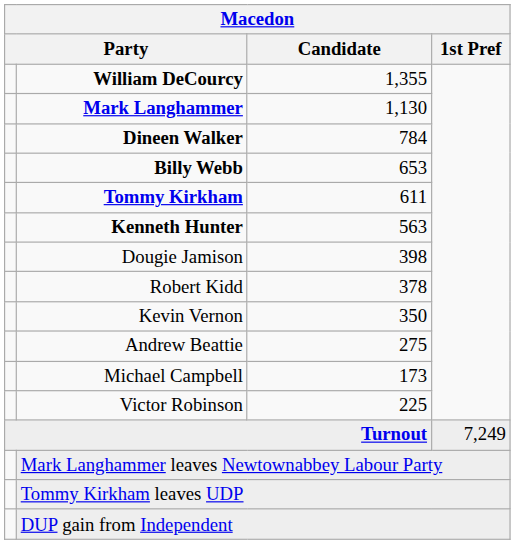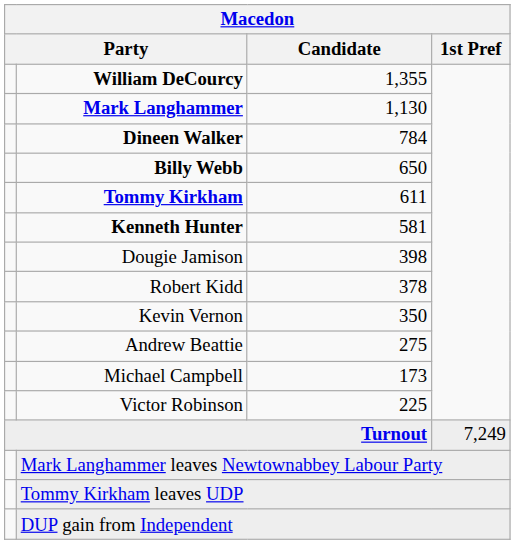(413, 167) 653 -> (413, 167) 650
(413, 227) 563 -> (413, 227) 581
